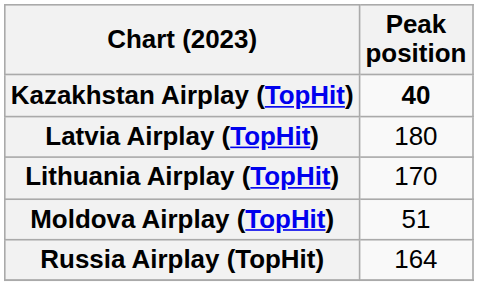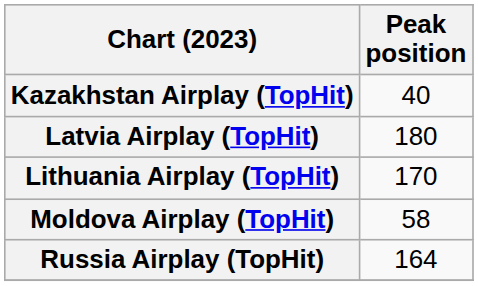(416, 95) bold -> (416, 95) normal
(416, 218) 51 -> (416, 218) 58
